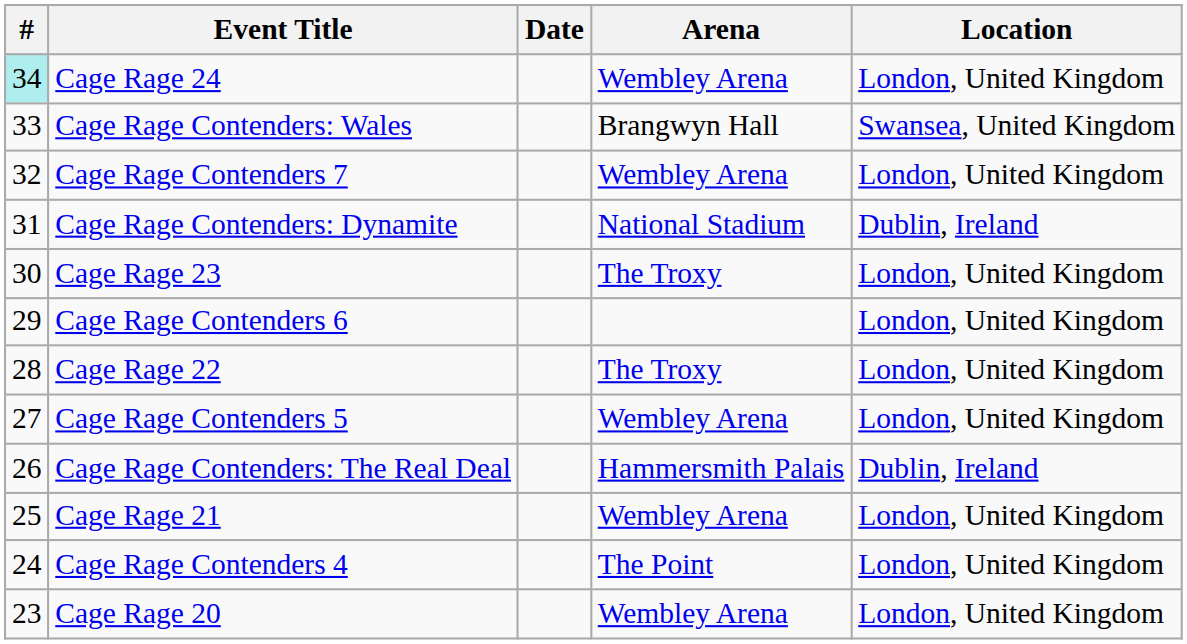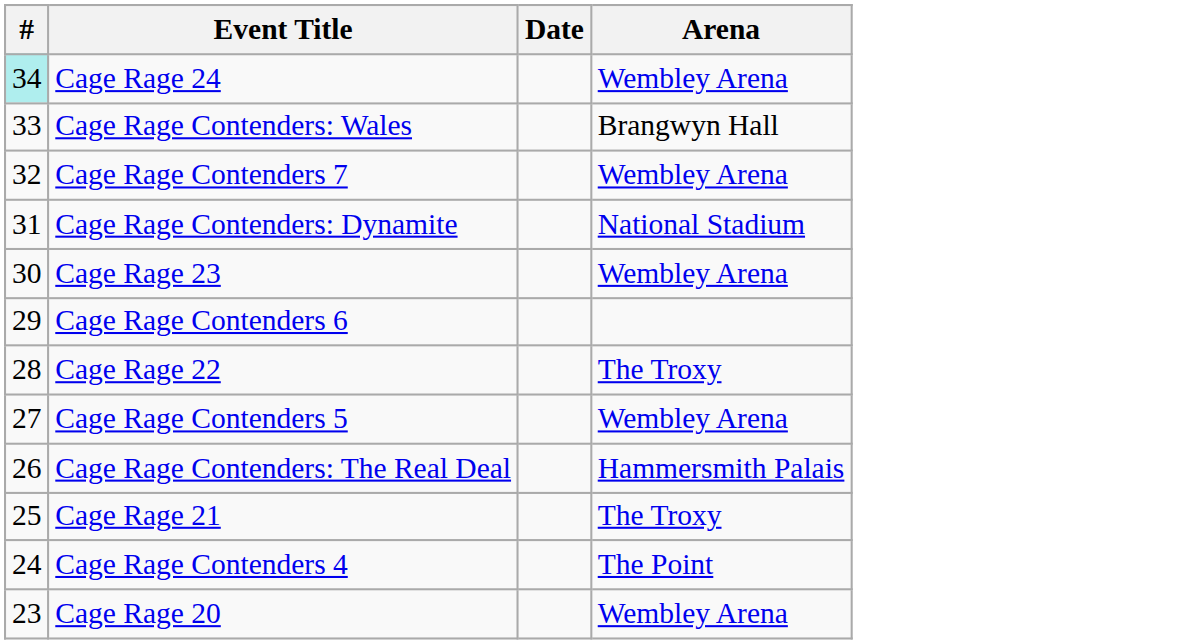- column: (1017, 29)
(660, 272) The Troxy -> (693, 272) Wembley Arena
(693, 516) Wembley Arena -> (660, 516) The Troxy
